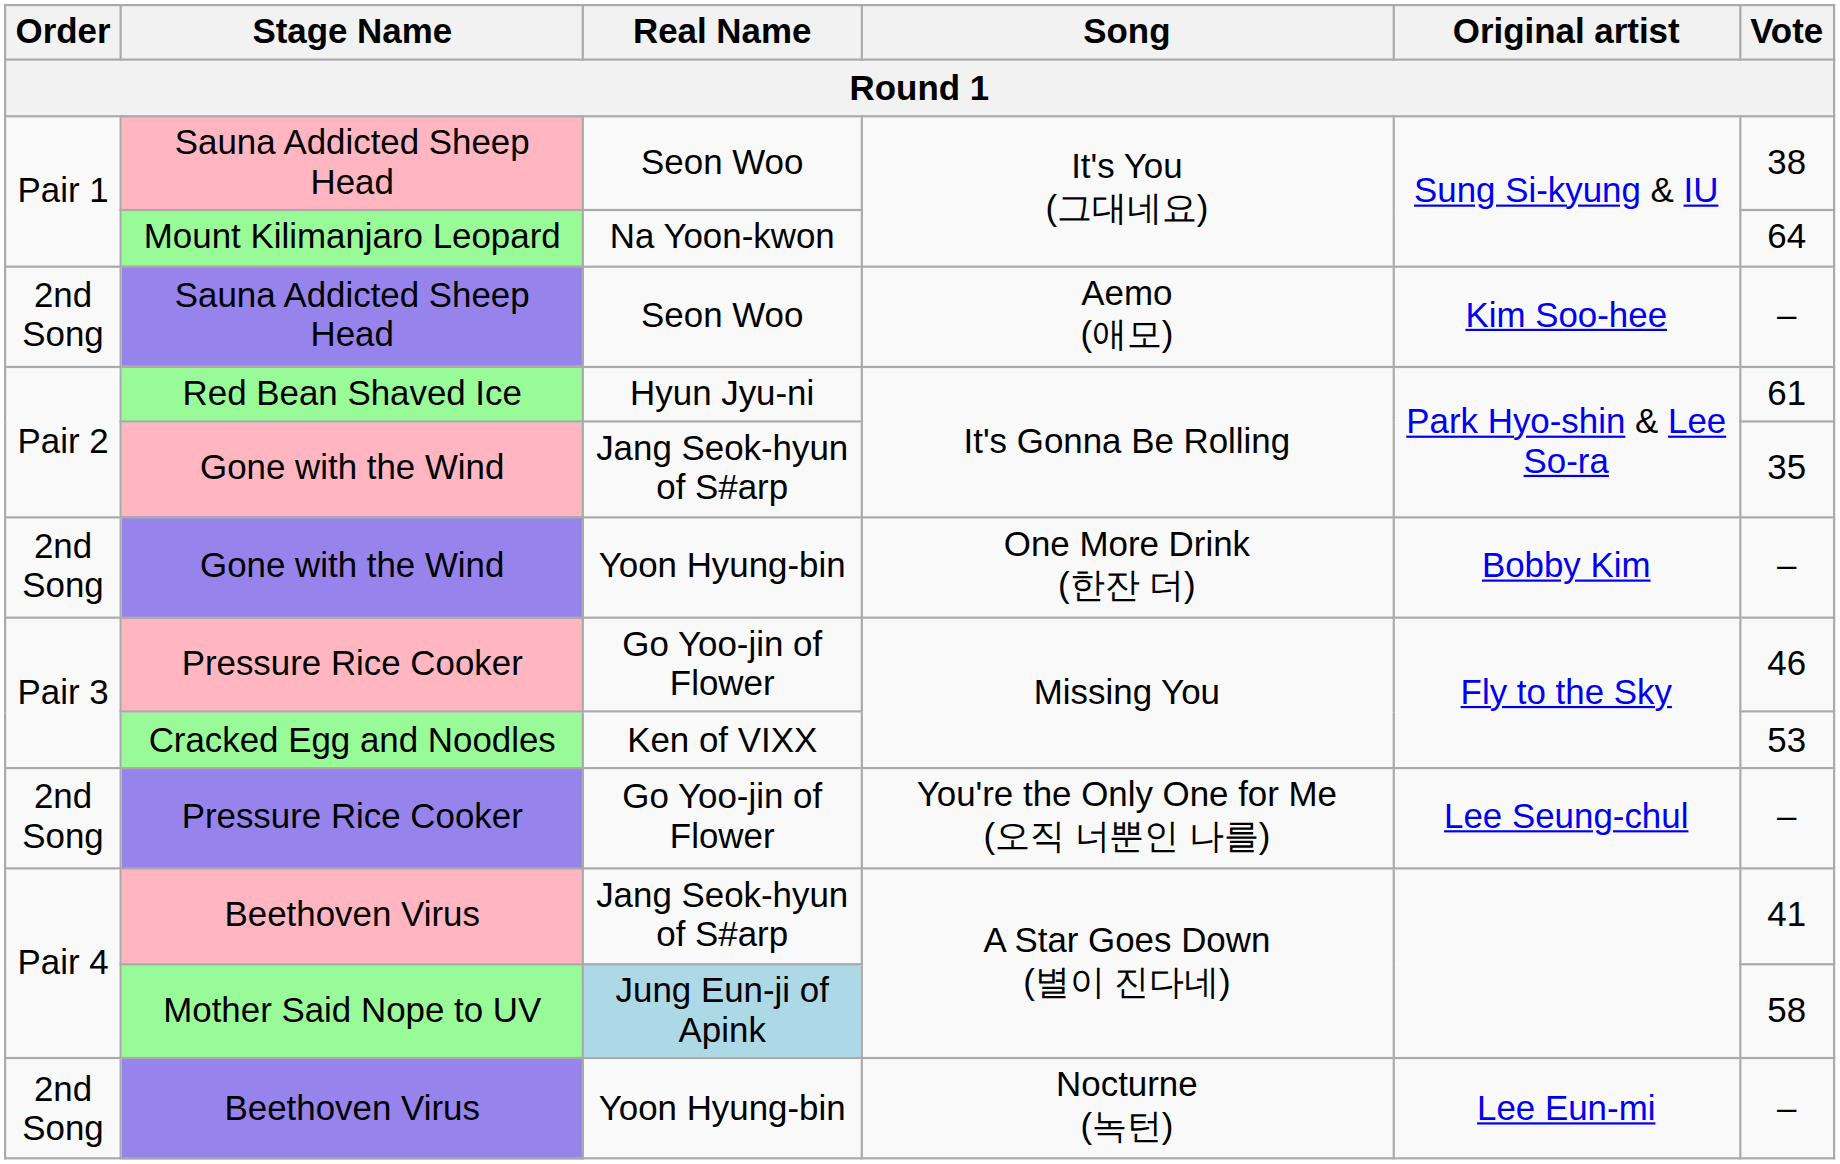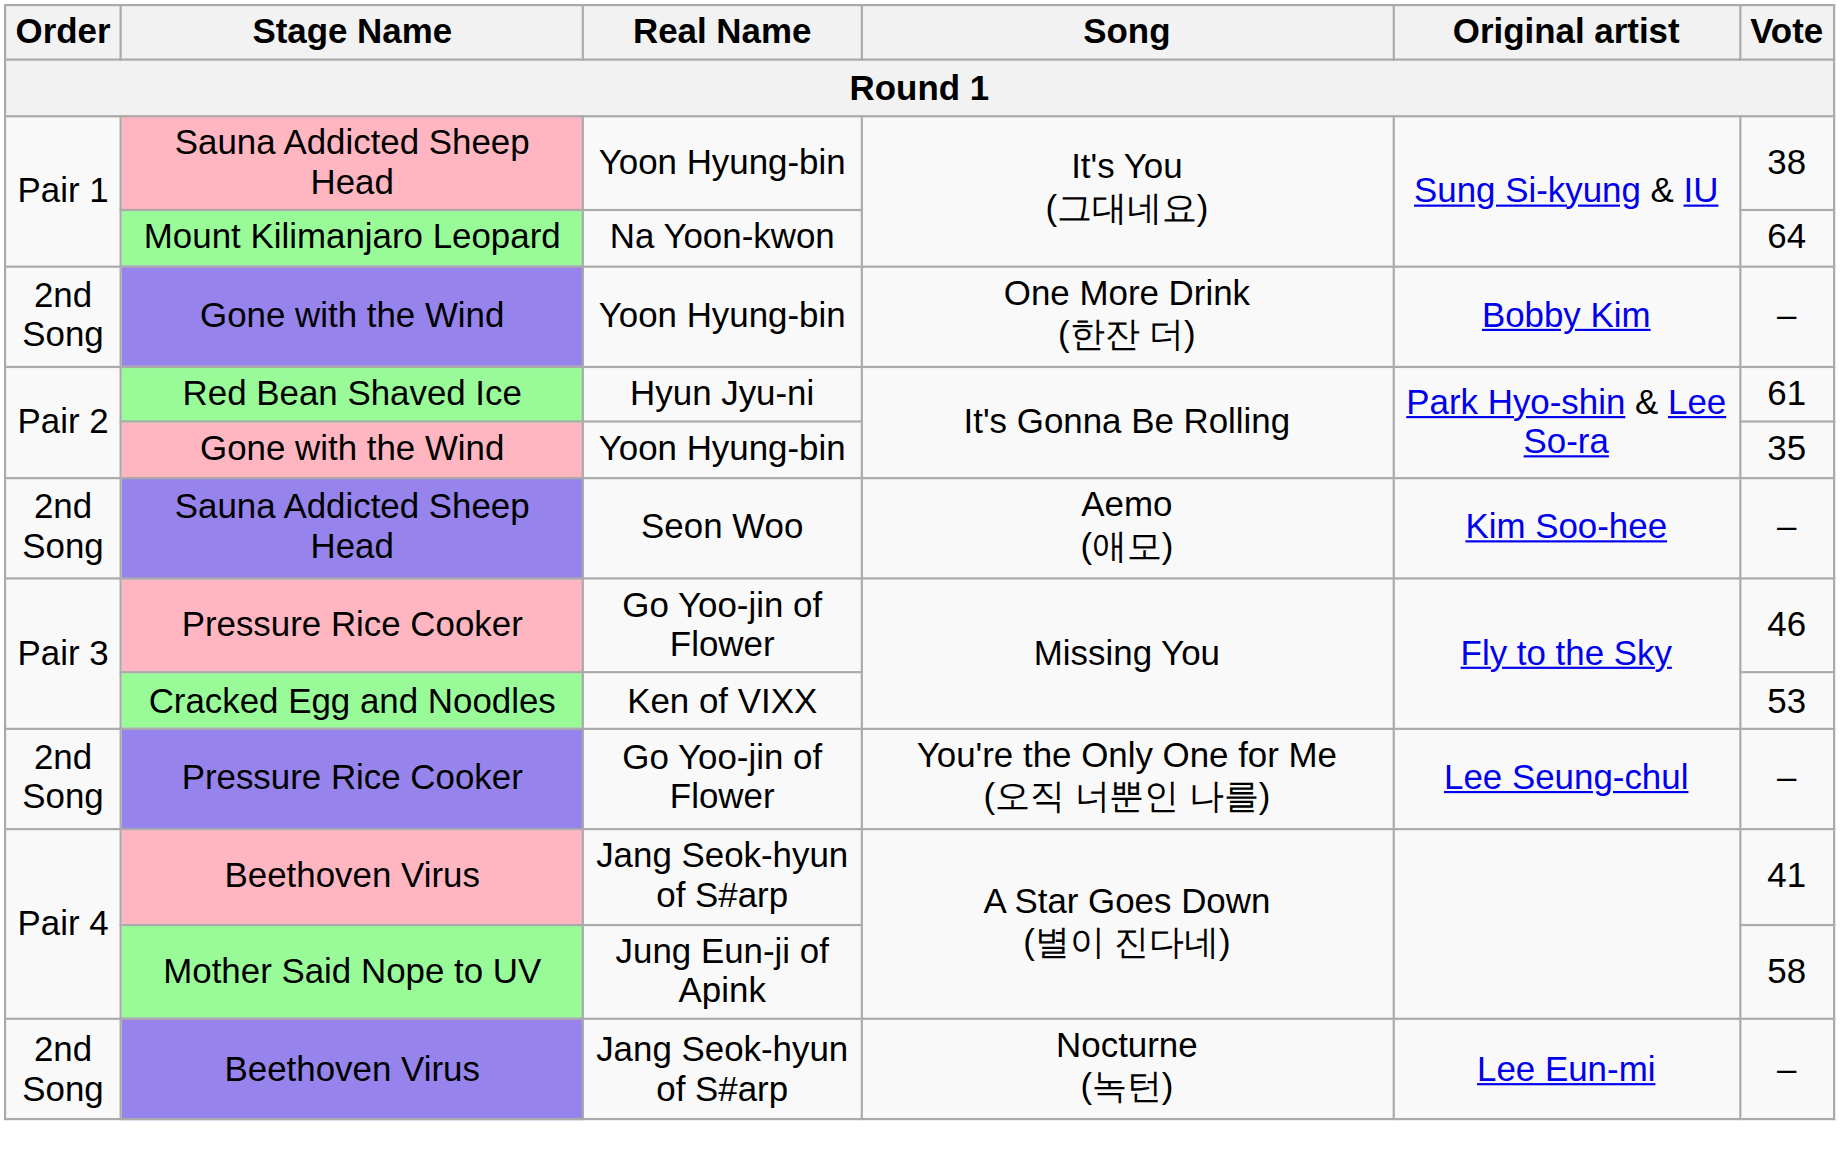(722, 162) Seon Woo -> (722, 162) Yoon Hyung-bin
rows swapped: (352, 315) <-> (352, 566)
(722, 468) Jang Seok-hyun of S#arp -> (722, 449) Yoon Hyung-bin
(722, 1009) lightblue background -> (722, 970) no background
(722, 1107) Yoon Hyung-bin -> (722, 1068) Jang Seok-hyun of S#arp
